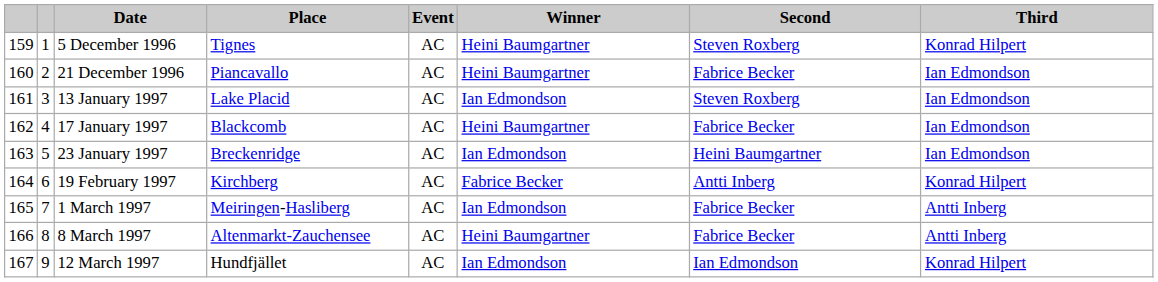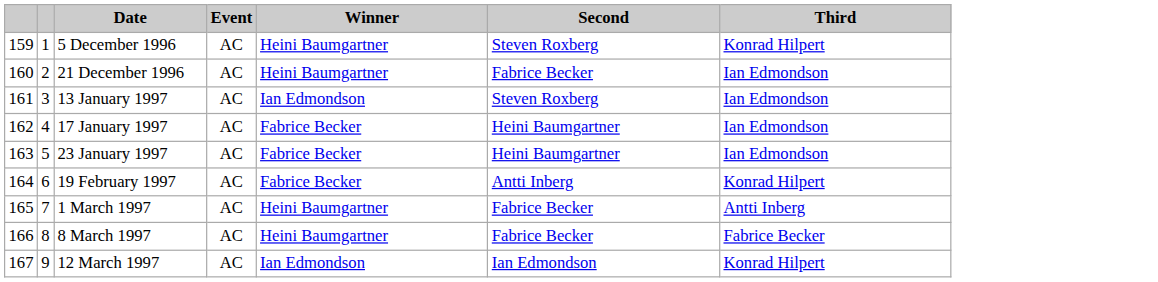- column: (307, 17)
(526, 126) Heini Baumgartner -> (311, 126) Fabrice Becker
(744, 126) Fabrice Becker -> (556, 126) Heini Baumgartner
(514, 153) Ian Edmondson -> (311, 153) Fabrice Becker
(514, 208) Ian Edmondson -> (324, 208) Heini Baumgartner
(966, 235) Antti Inberg -> (774, 235) Fabrice Becker
